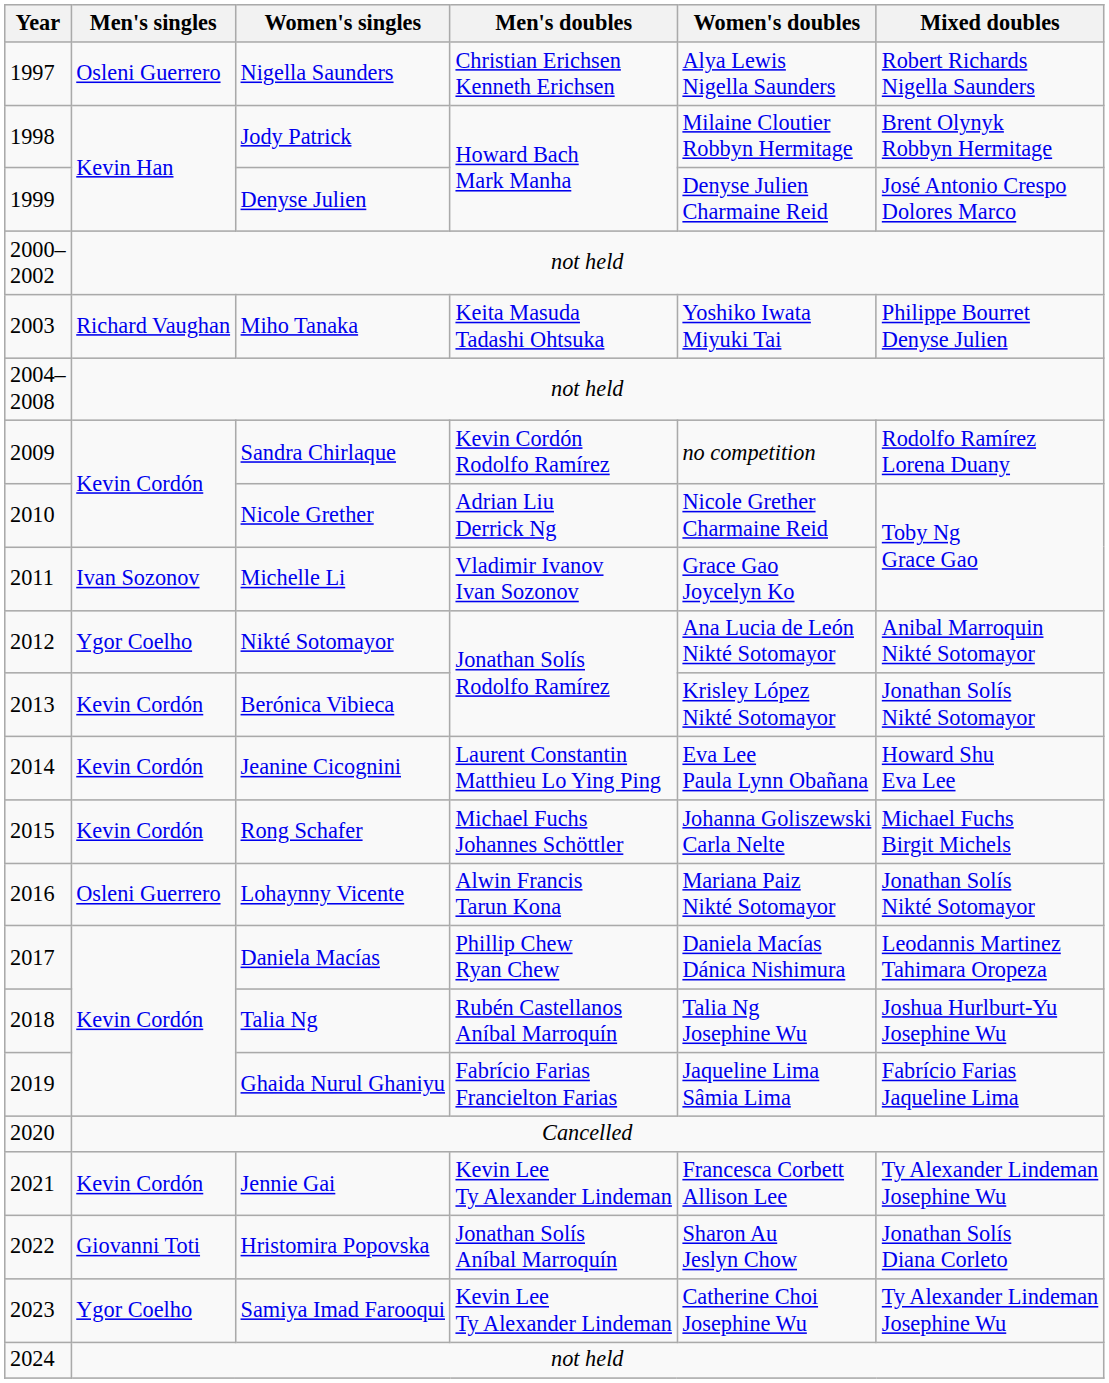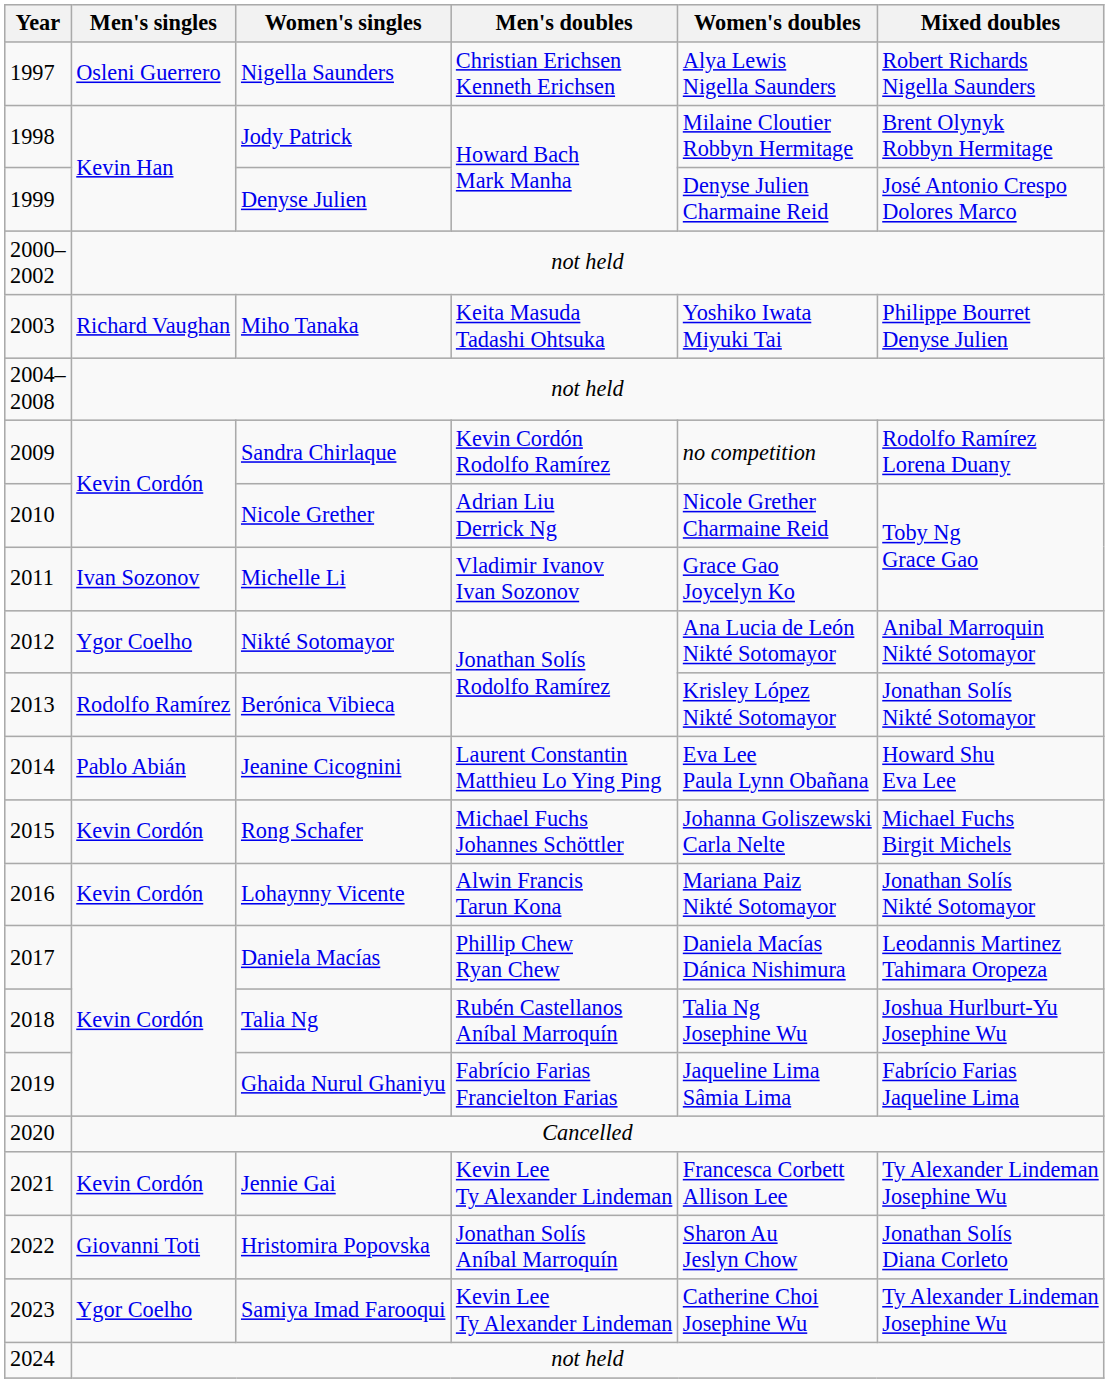(140, 704) Kevin Cordón -> (153, 704) Rodolfo Ramírez
(140, 768) Kevin Cordón -> (131, 768) Pablo Abián
(148, 894) Osleni Guerrero -> (140, 894) Kevin Cordón
